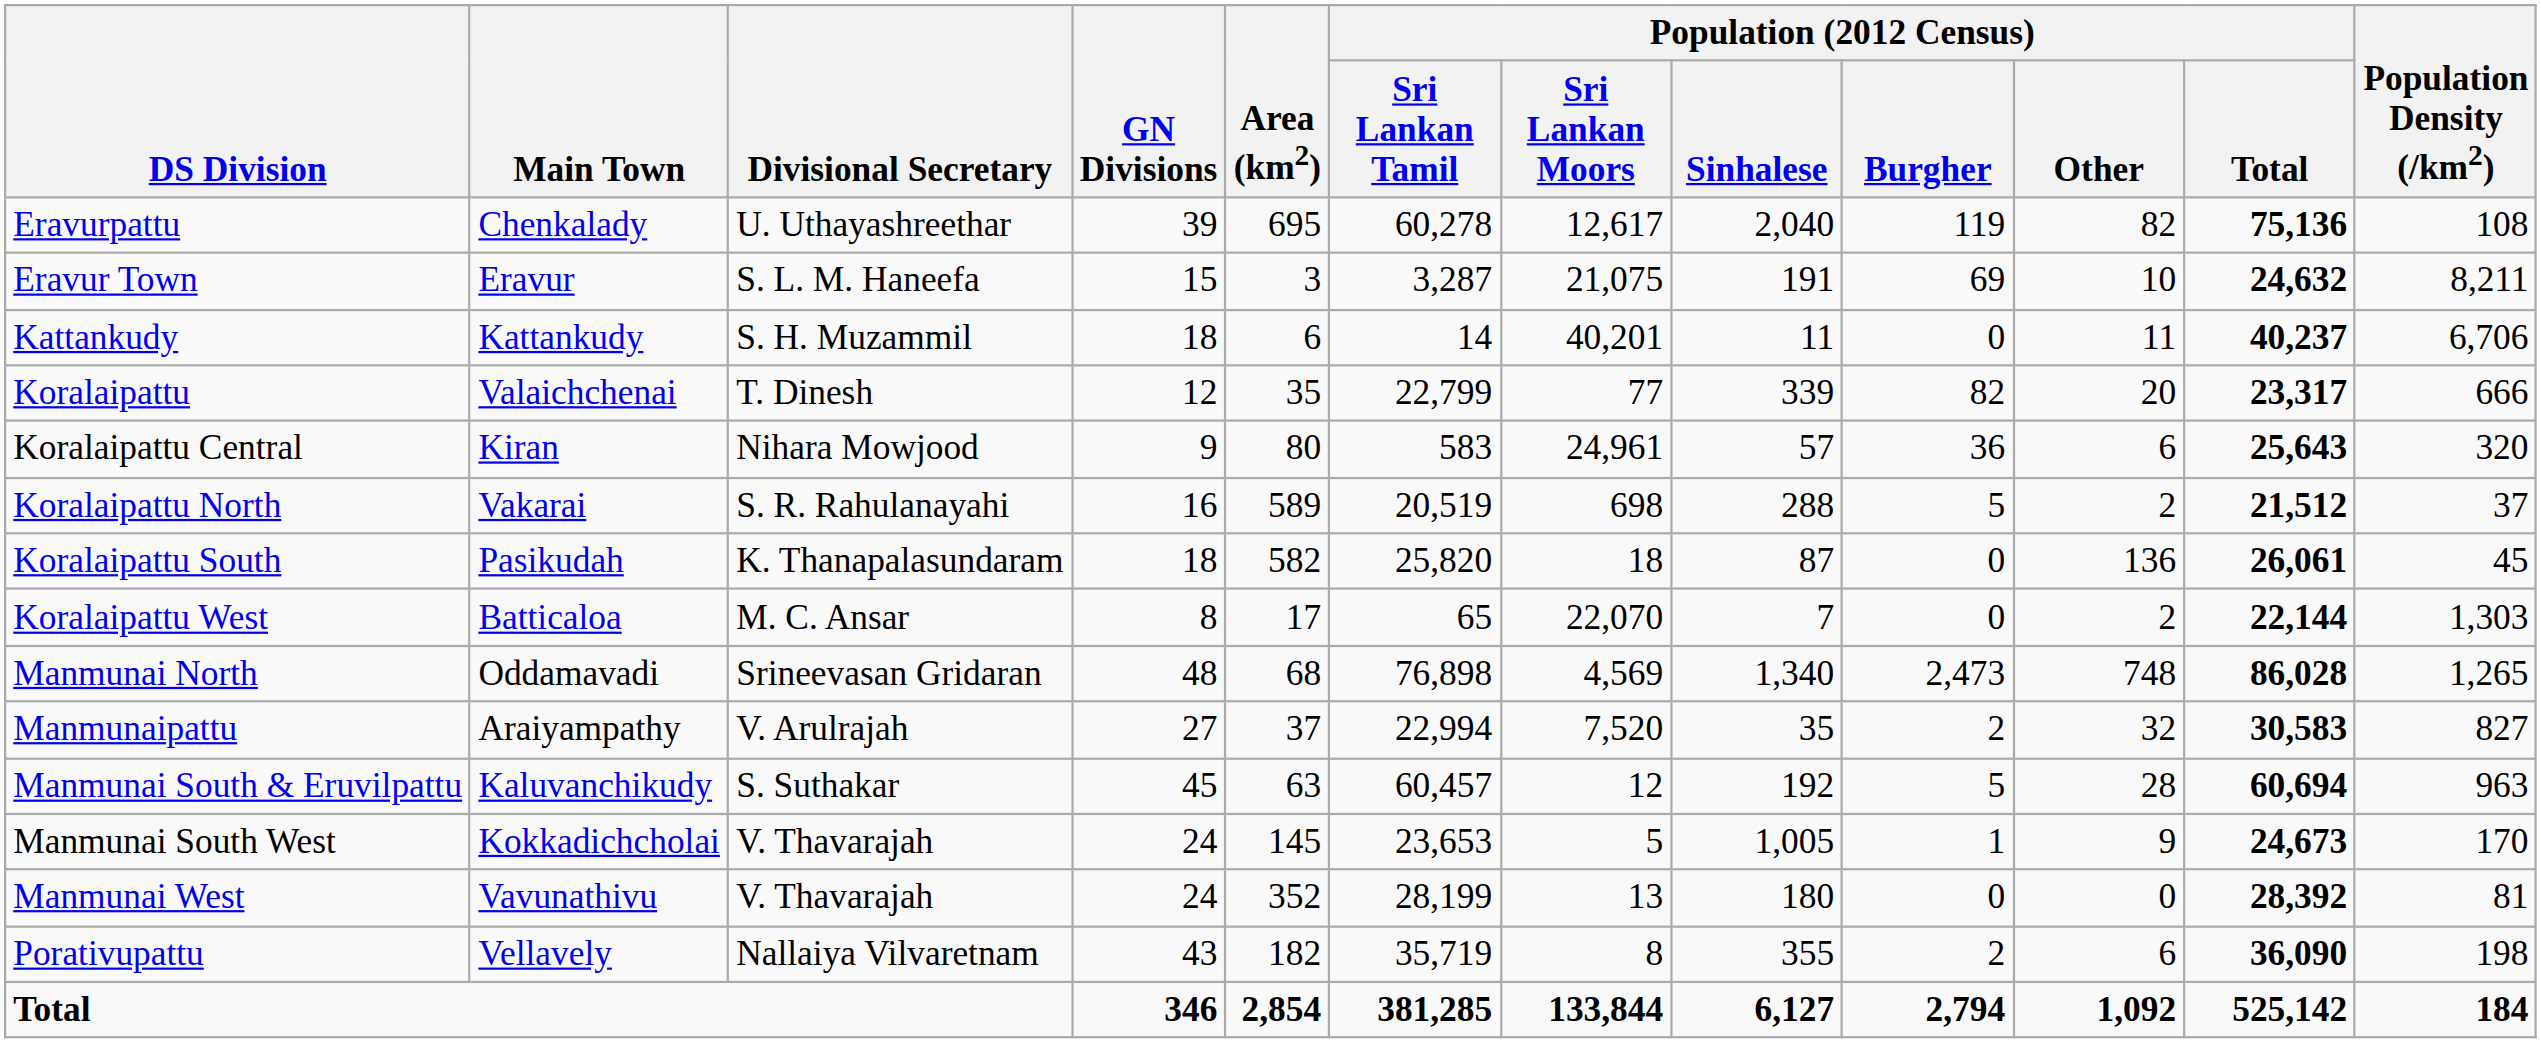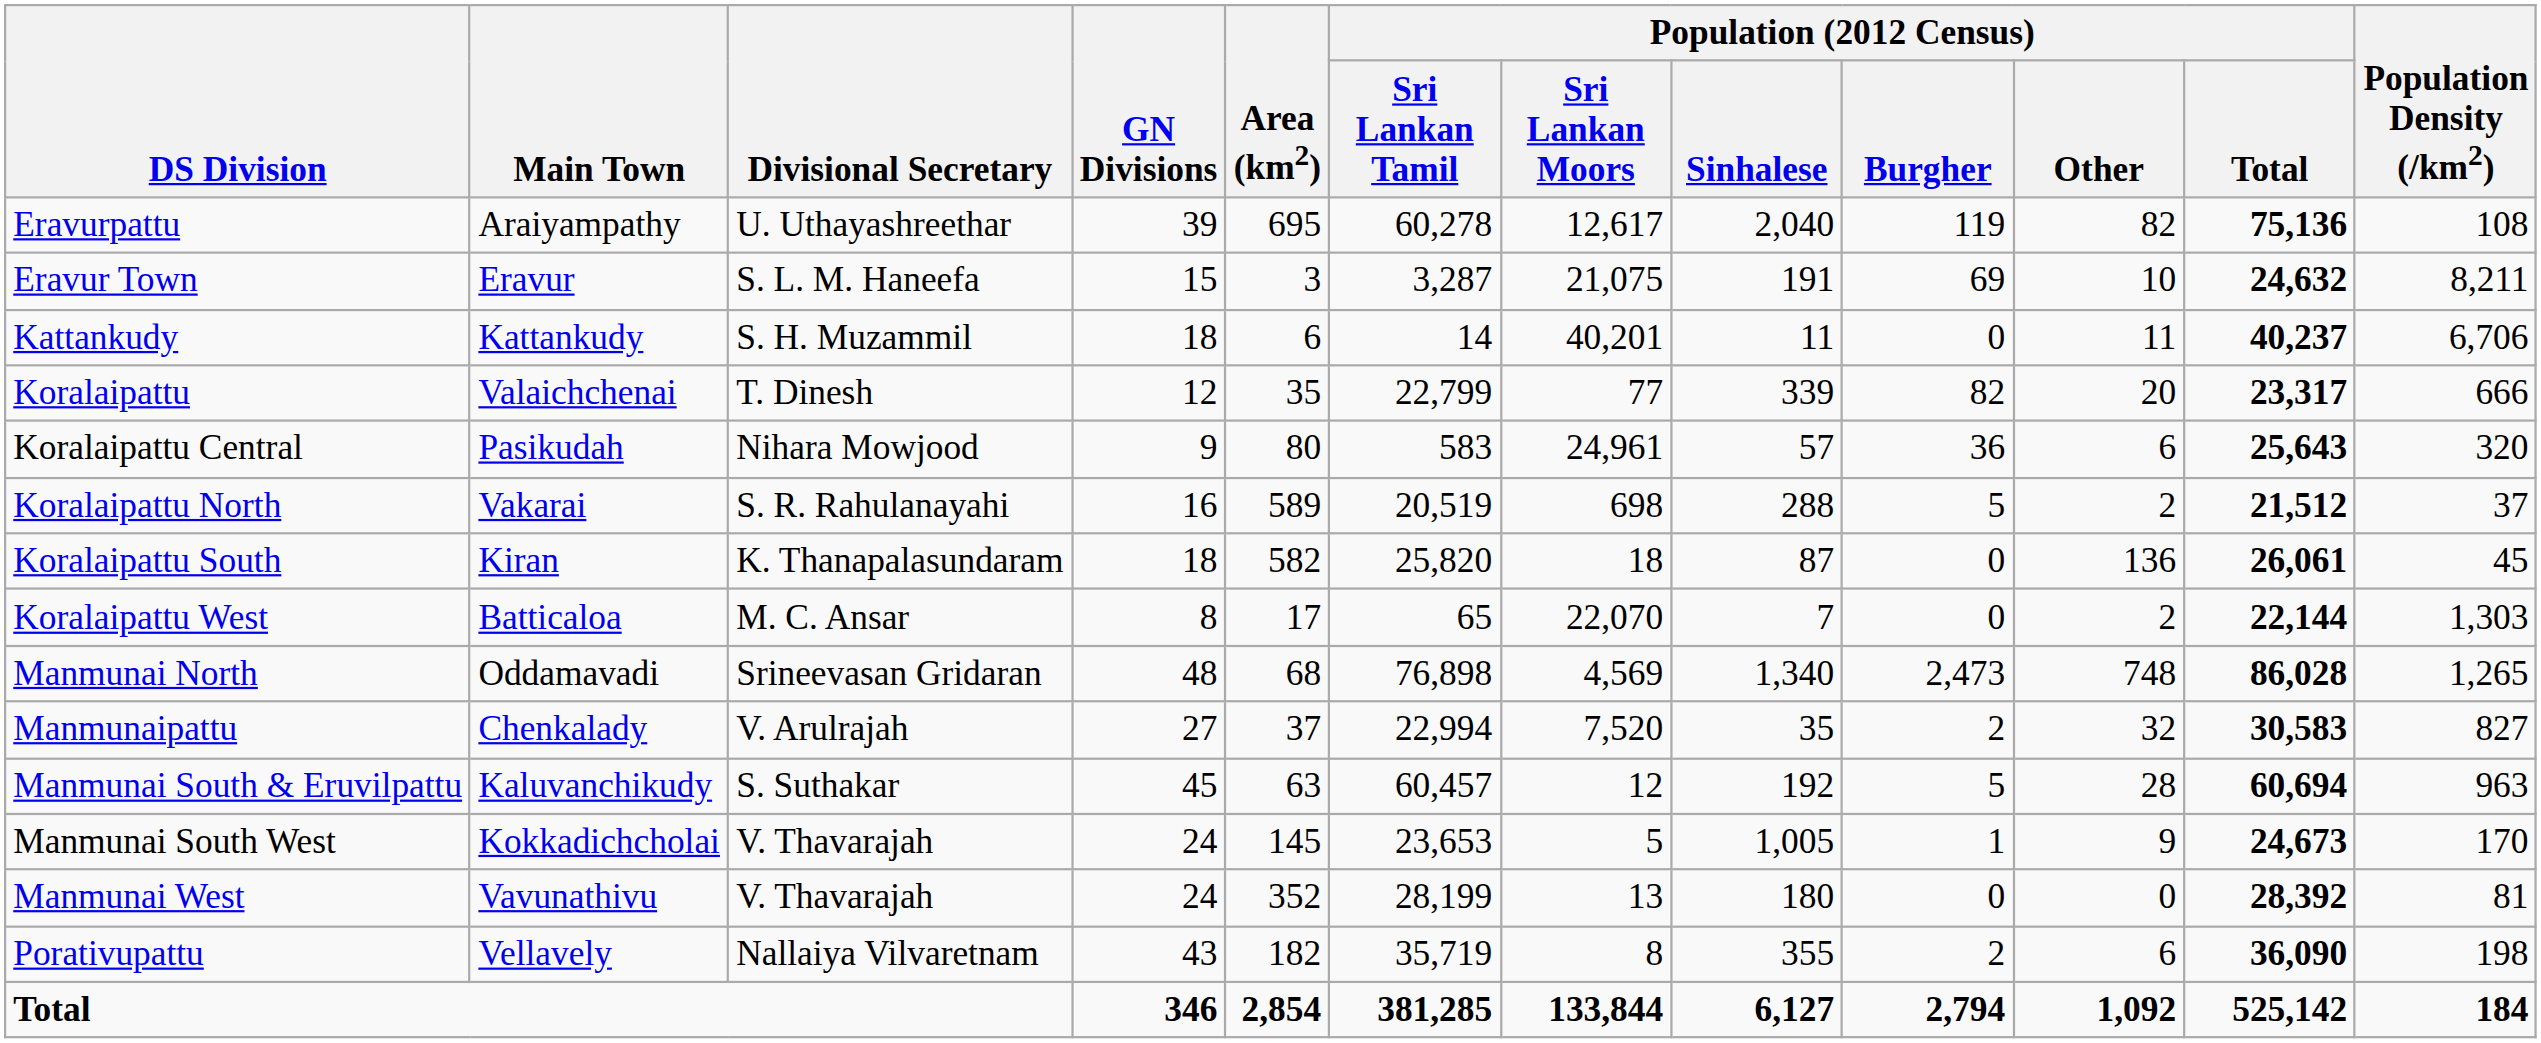(563, 224) Chenkalady -> (580, 224) Araiyampathy
(519, 448) Kiran -> (551, 448) Pasikudah
(551, 560) Pasikudah -> (519, 560) Kiran
(580, 728) Araiyampathy -> (563, 728) Chenkalady
